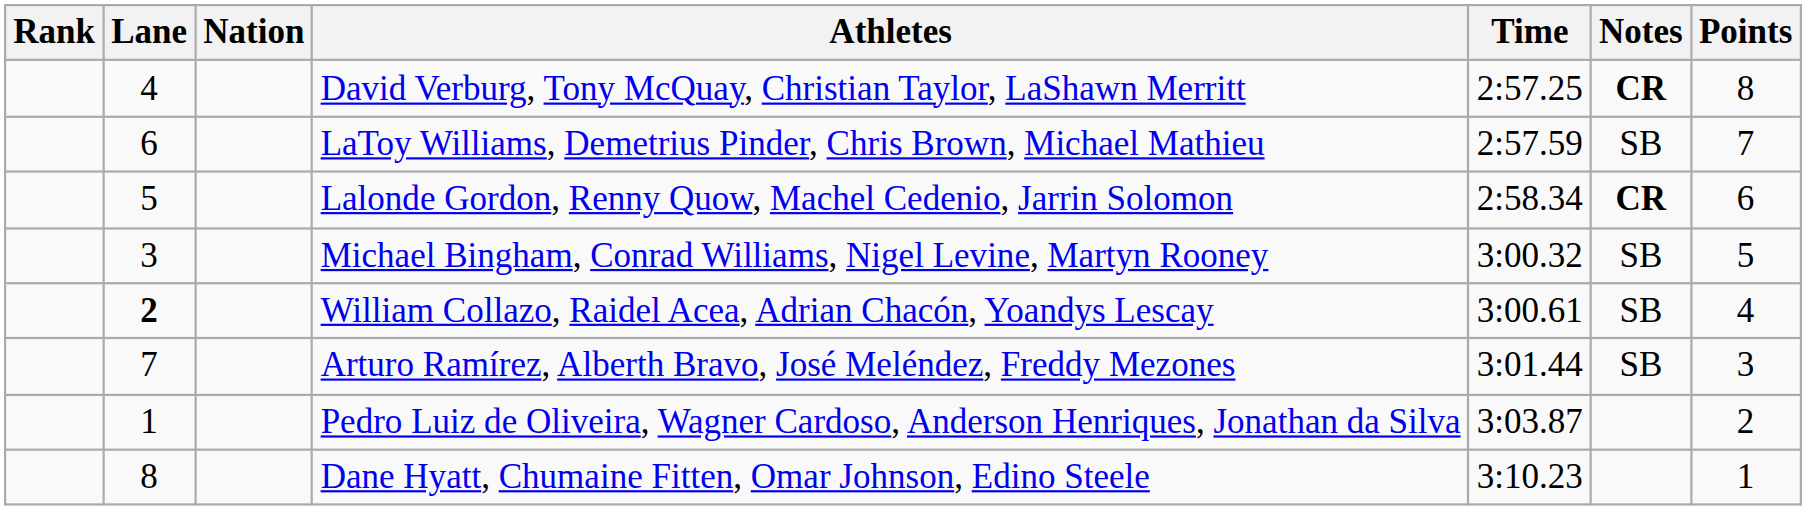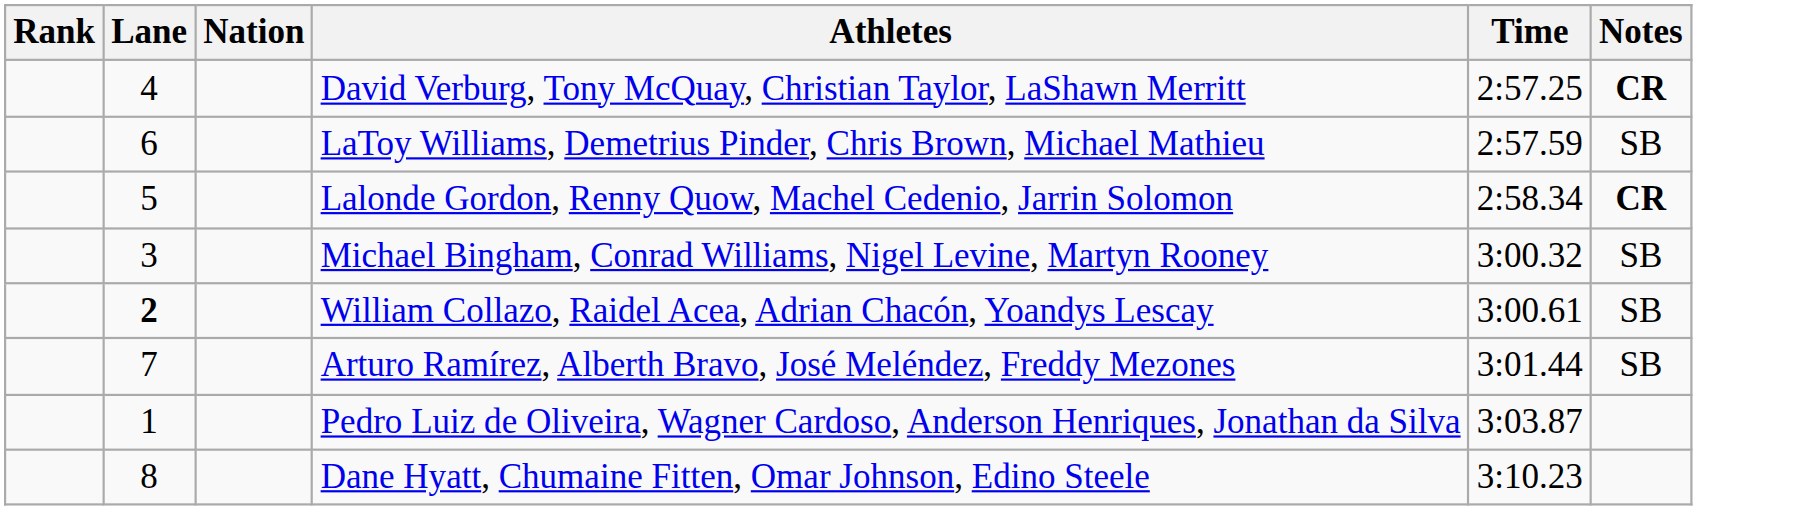- column: (1746, 32)
